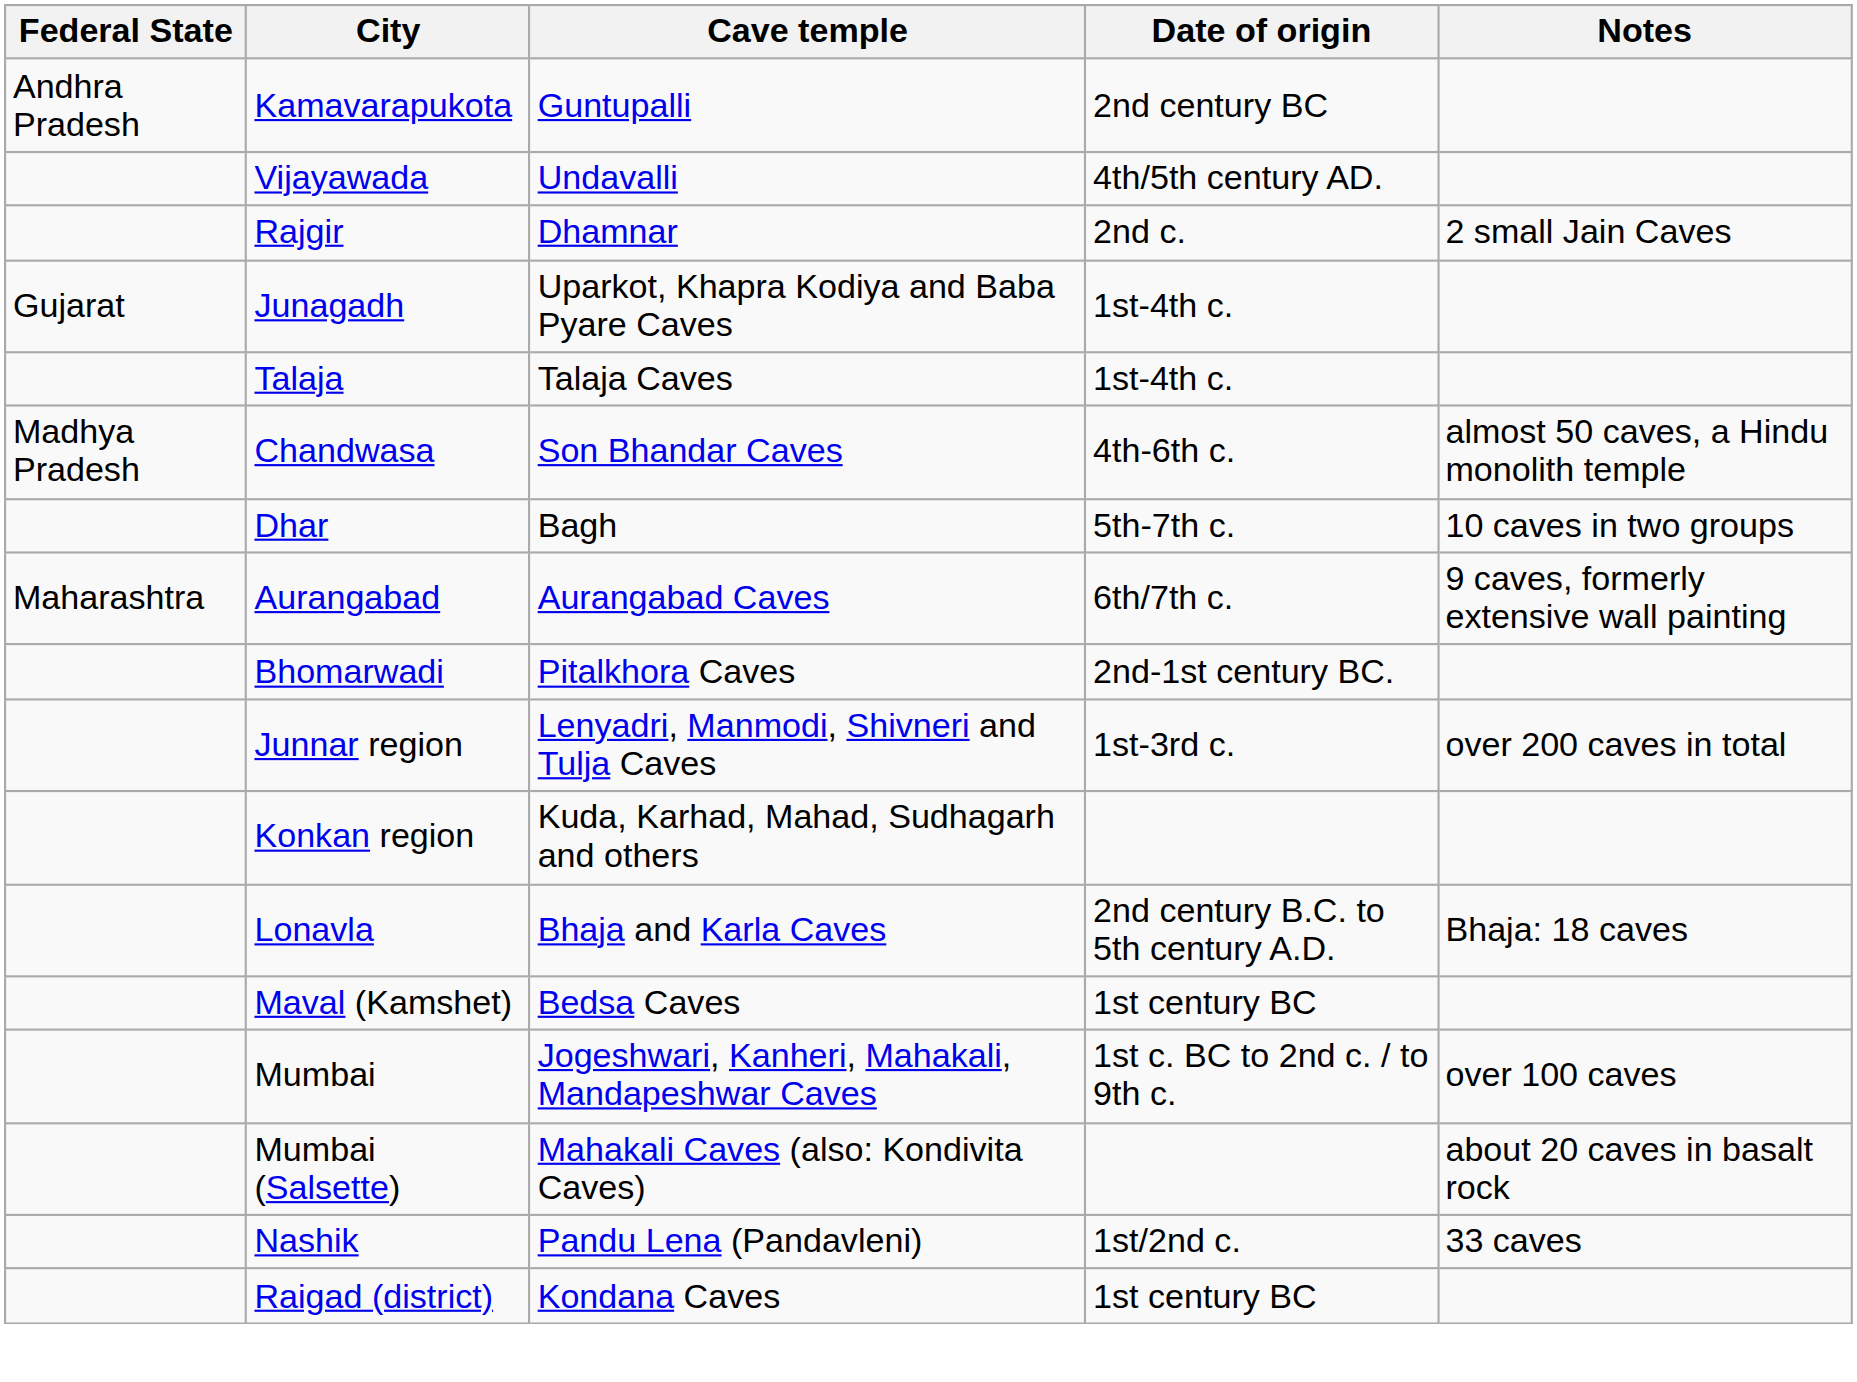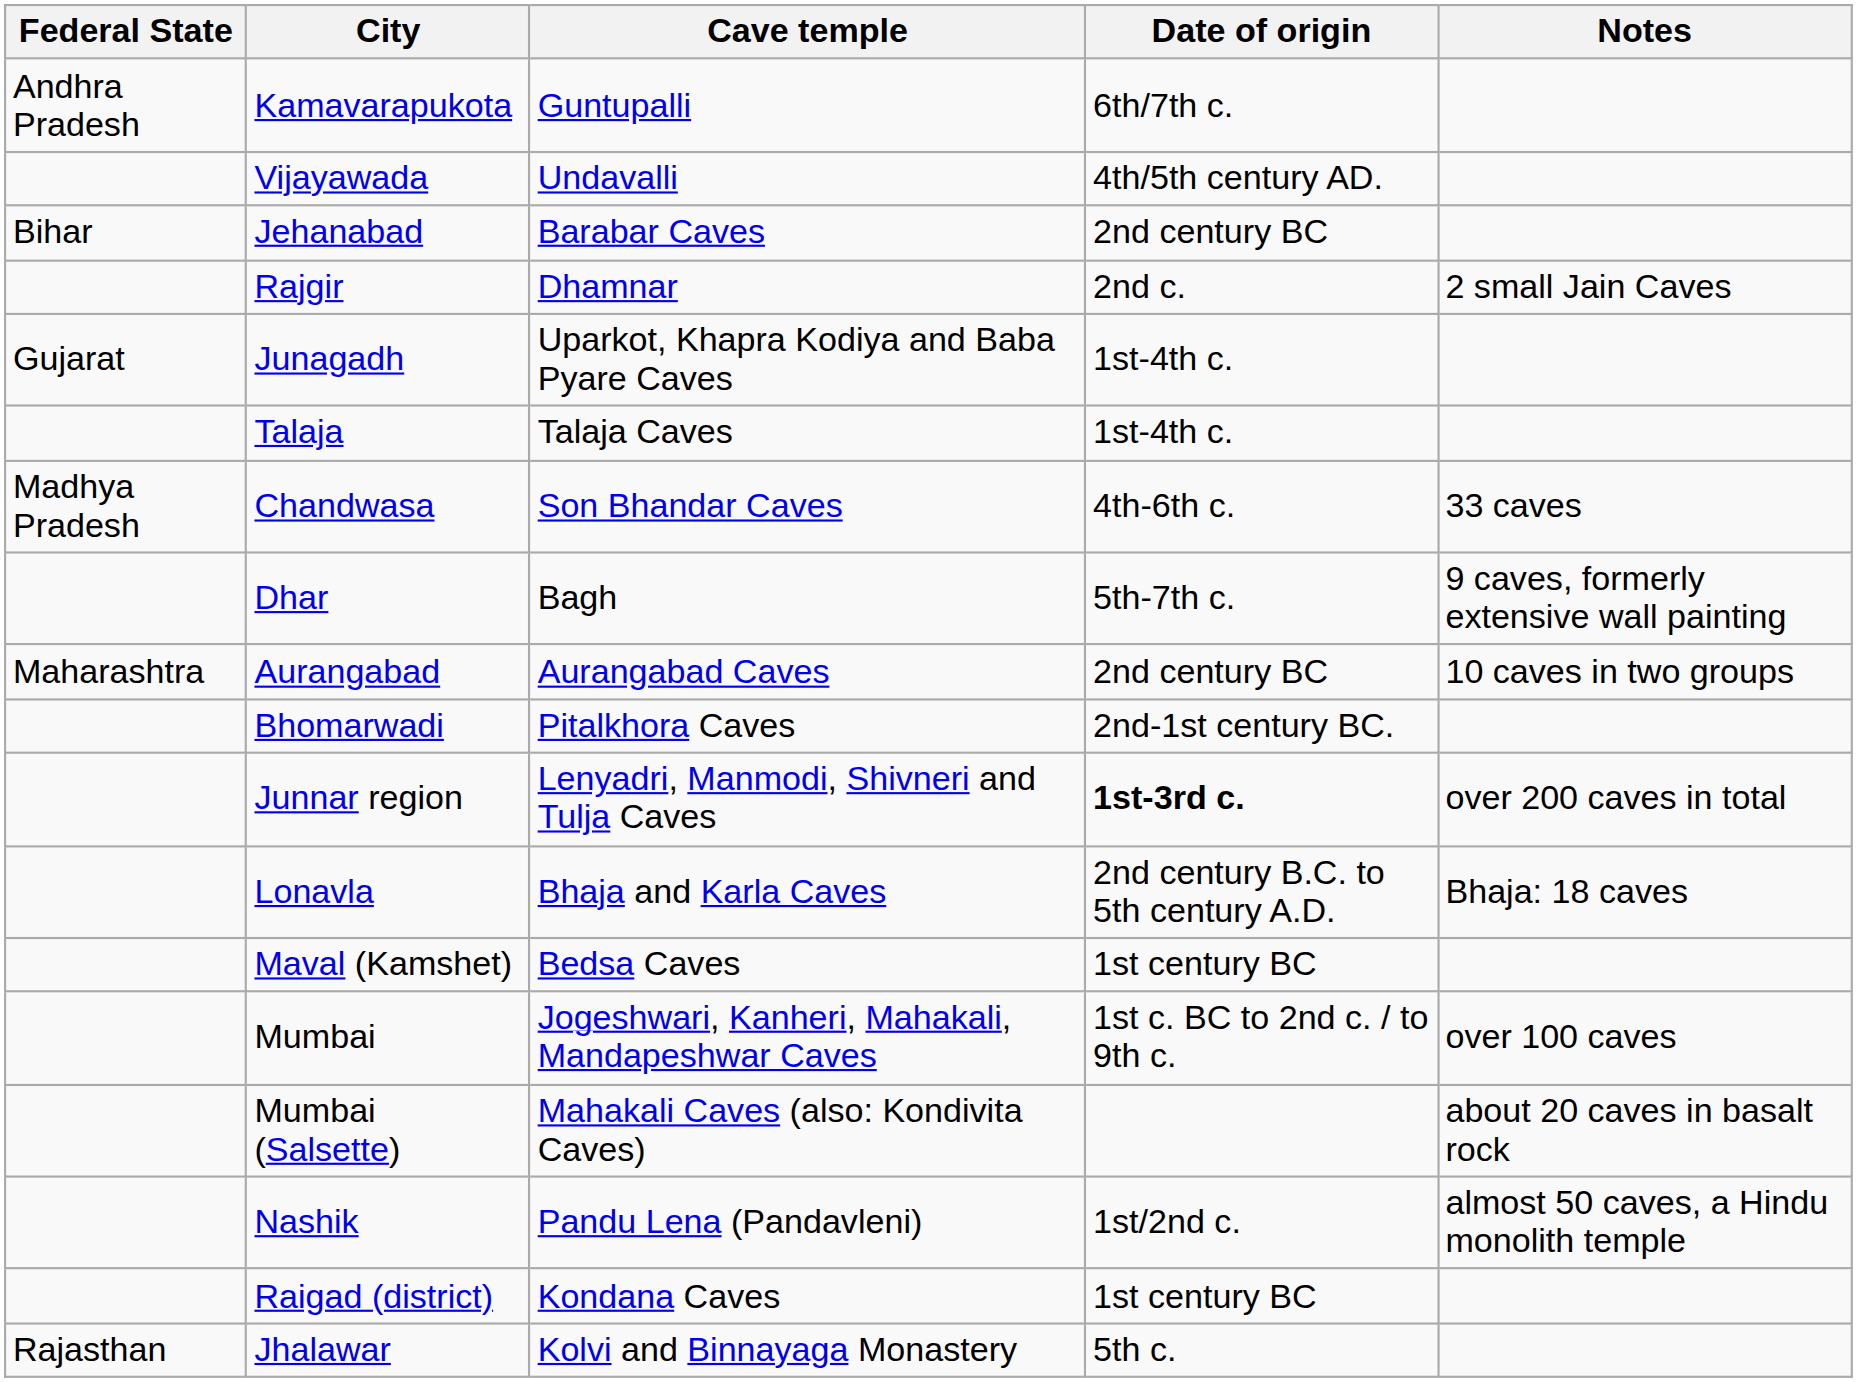(1211, 104) 2nd century BC -> (1163, 104) 6th/7th c.
+ row: (339, 232)
(1637, 451) almost 50 caves, a Hindu monolith temple -> (1514, 505) 33 caves
(1620, 524) 10 caves in two groups -> (1616, 598) 9 caves, formerly extensive wall painting
(1163, 598) 6th/7th c. -> (1211, 671) 2nd century BC
(1616, 598) 9 caves, formerly extensive wall painting -> (1620, 671) 10 caves in two groups
(1164, 744) normal -> (1169, 798) bold
- row: (364, 836)
(1514, 1241) 33 caves -> (1637, 1222) almost 50 caves, a Hindu monolith temple
+ row: (323, 1349)
